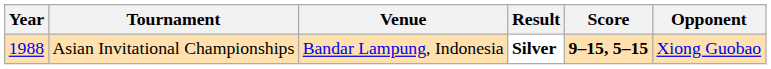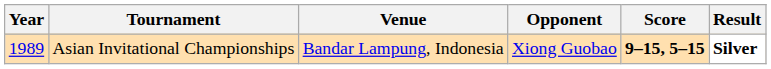columns swapped: (709, 19) <-> (536, 19)
(26, 48) 1988 -> (26, 48) 1989
